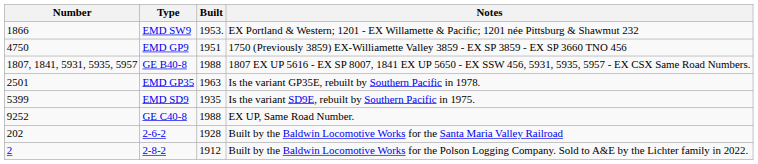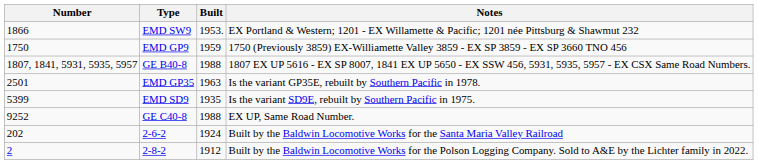(18, 47) 4750 -> (18, 47) 1750
(210, 47) 1951 -> (210, 47) 1959
(210, 133) 1928 -> (210, 133) 1924
